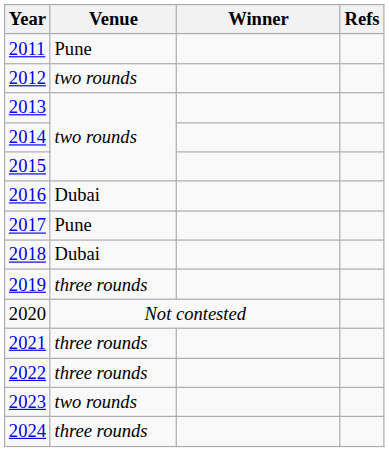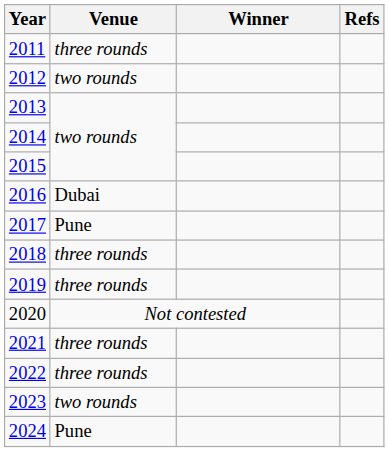(73, 48) Pune -> (101, 48) three rounds
(77, 254) Dubai -> (101, 254) three rounds
(101, 431) three rounds -> (73, 431) Pune
